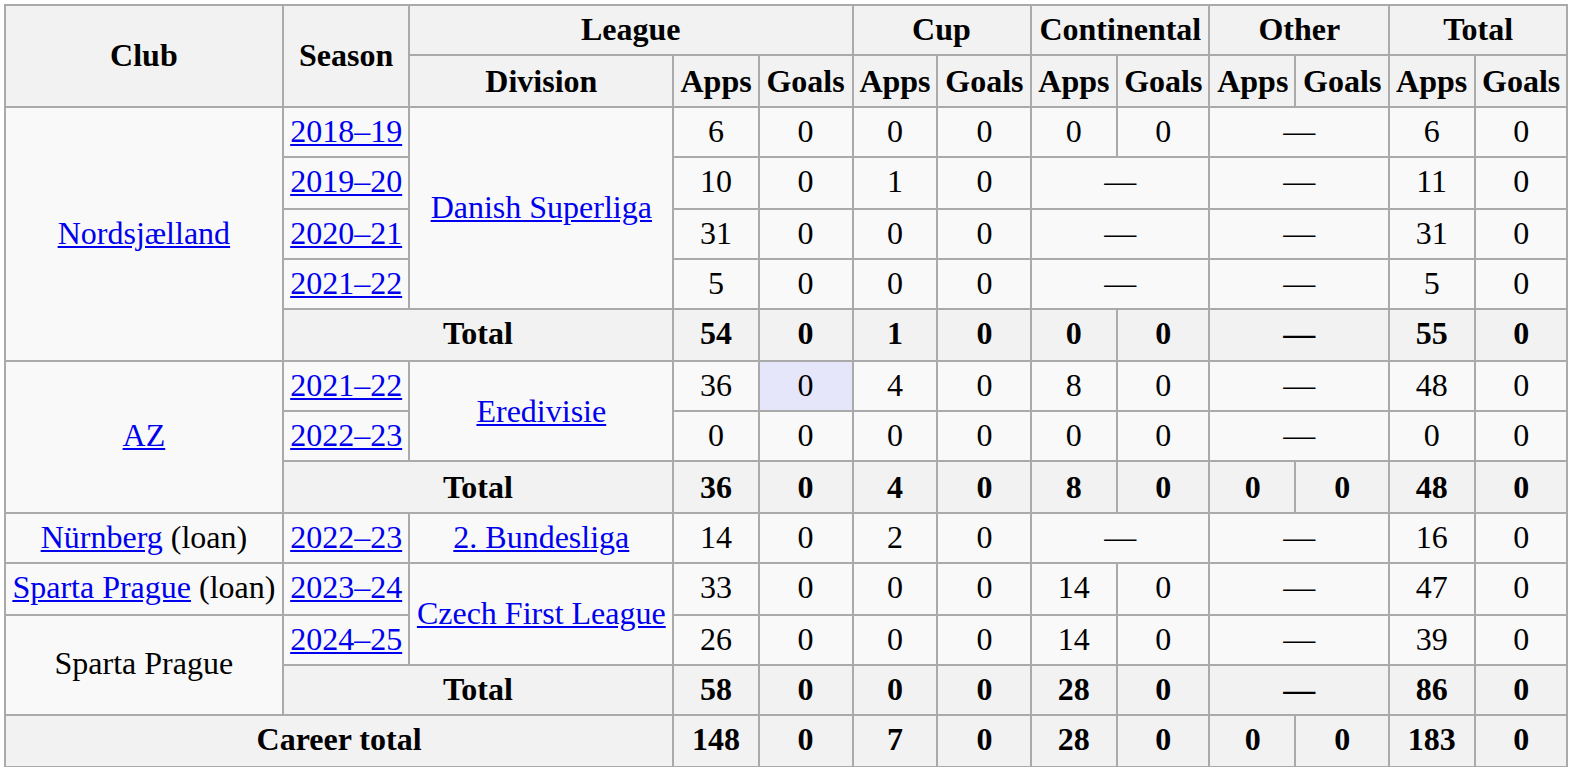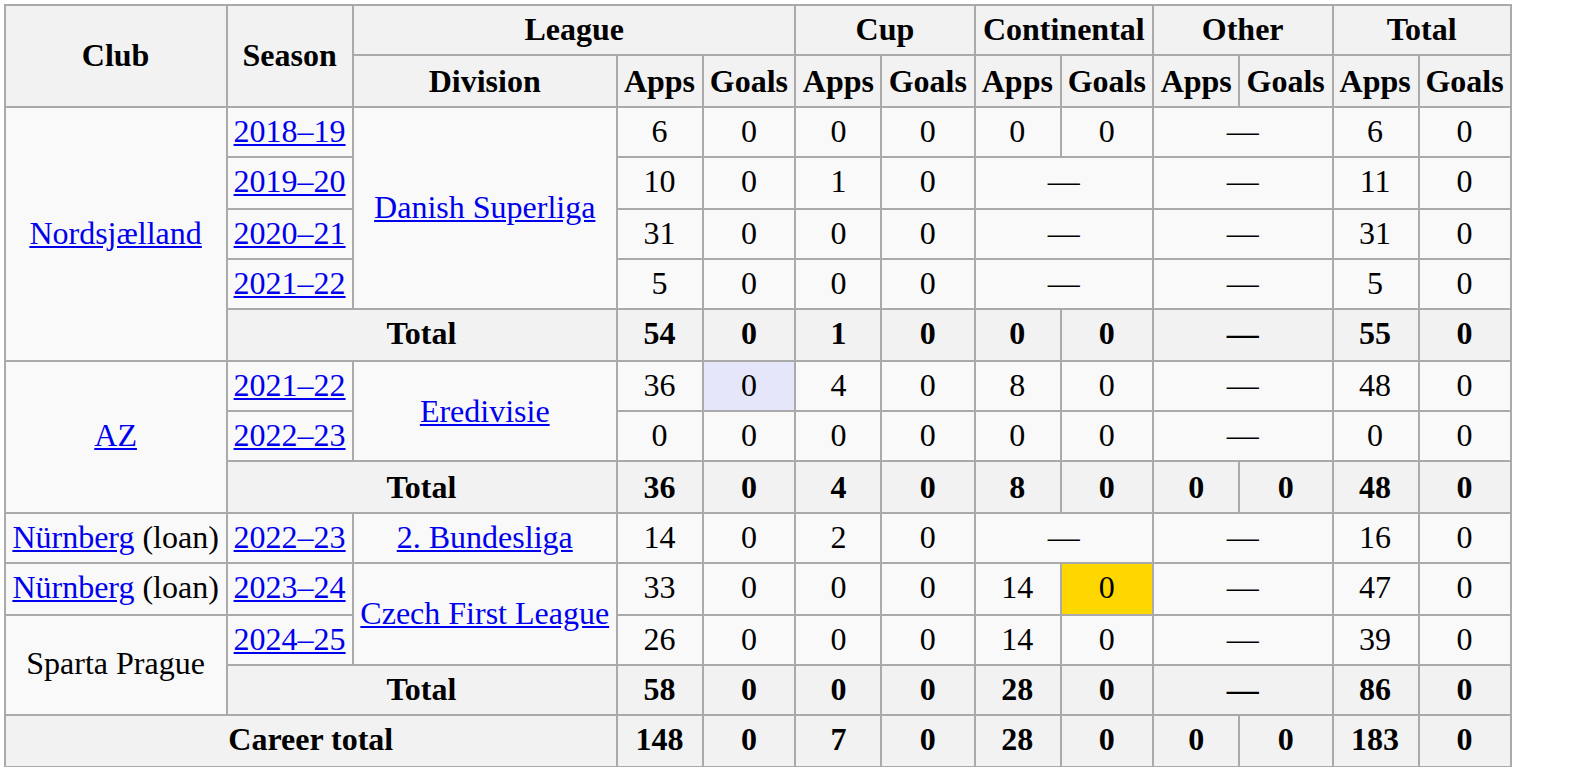(144, 588) Sparta Prague (loan) -> (116, 588) Nürnberg (loan)
(1163, 588) no background -> (1107, 588) gold background
